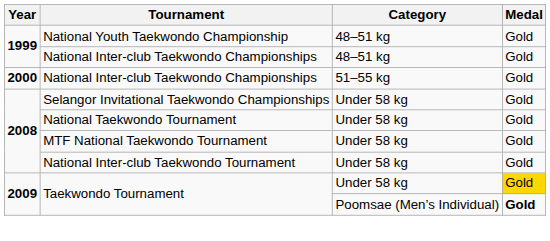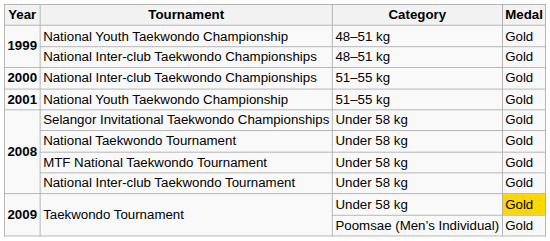+ row: (166, 99)
(520, 204) bold -> (519, 225) normal
